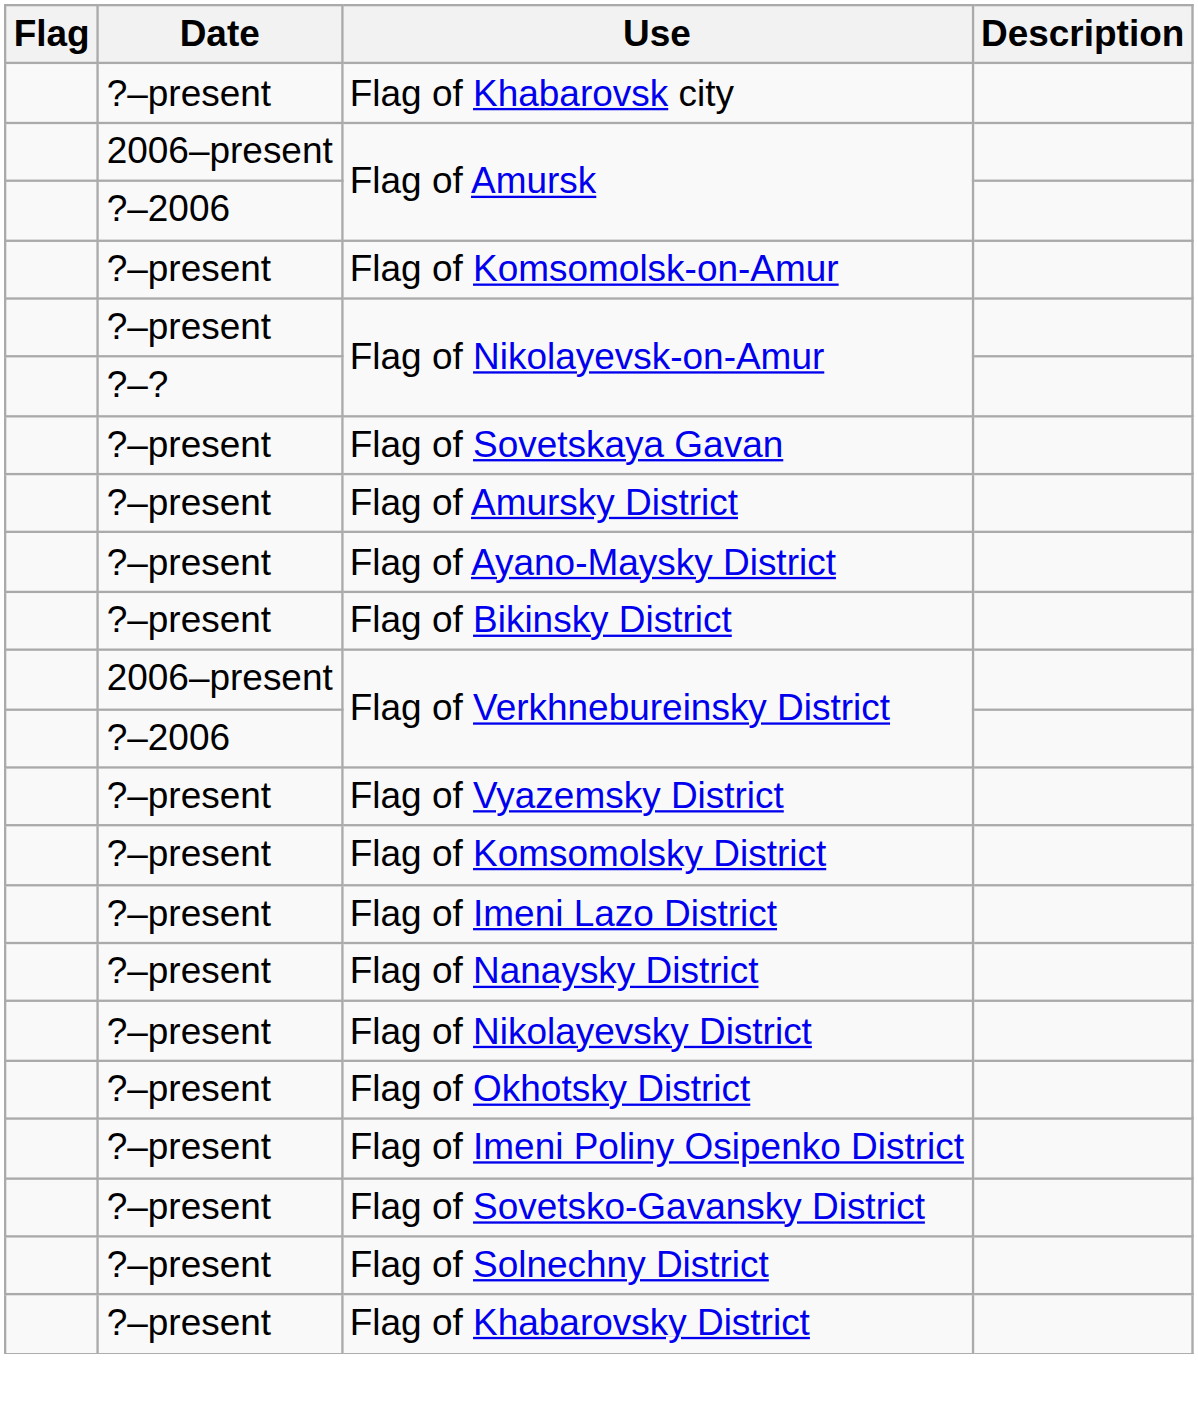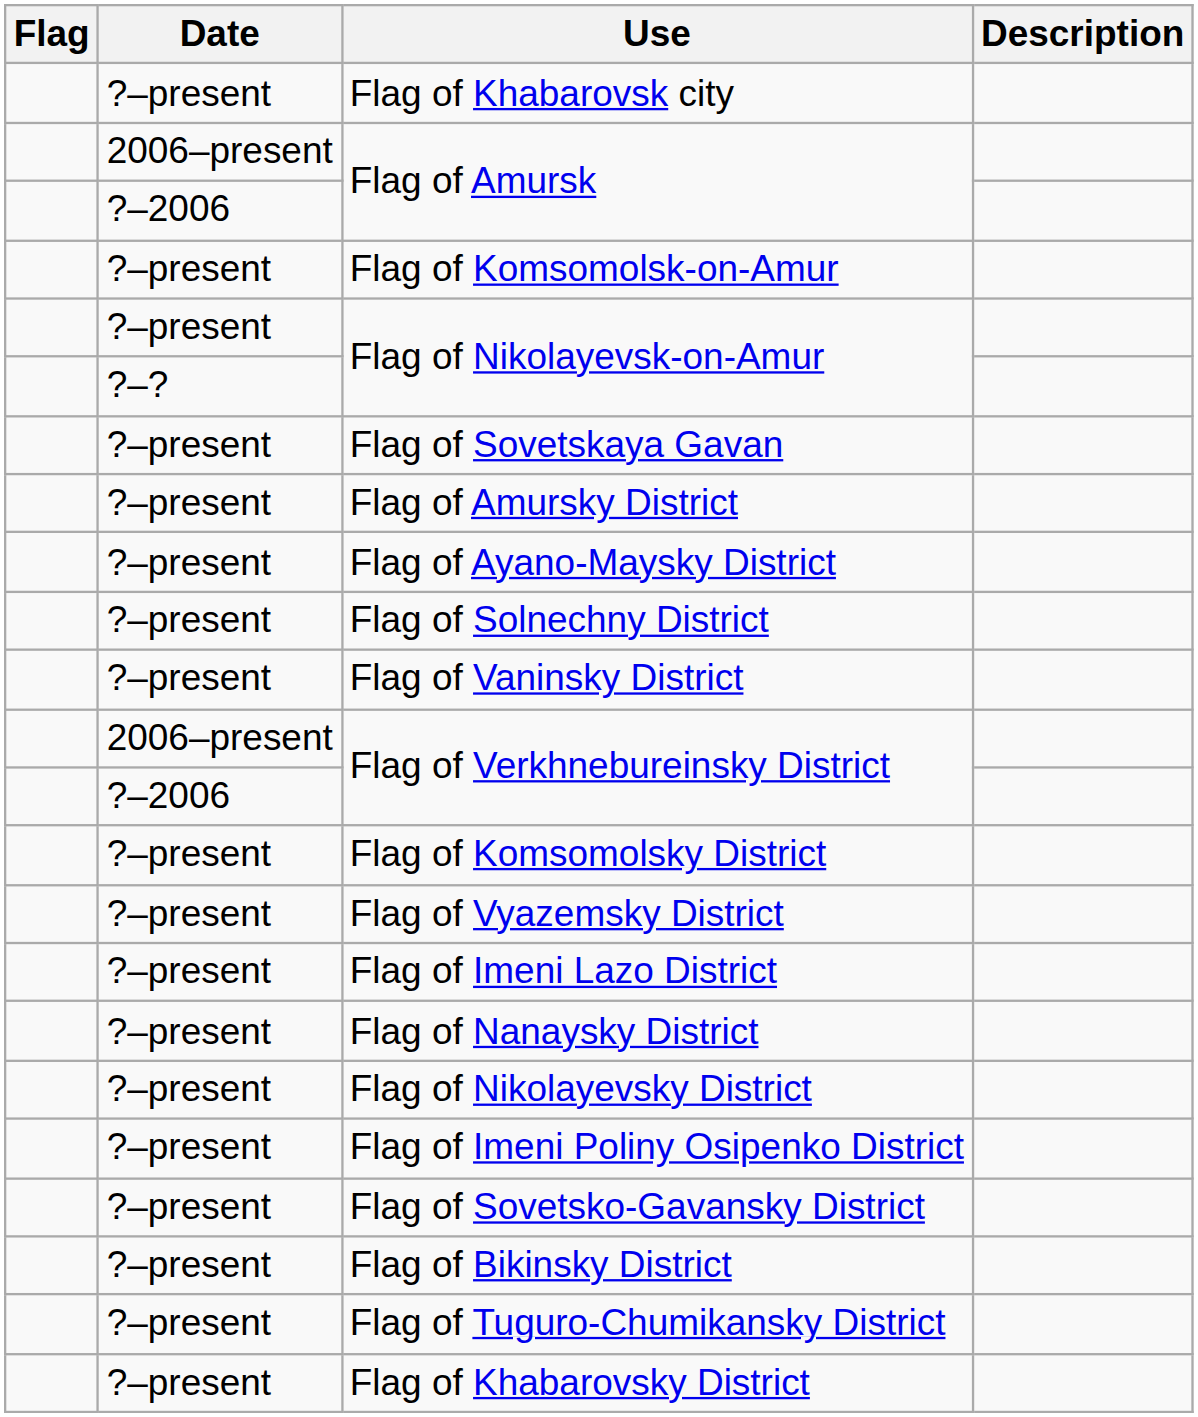rows swapped: (189, 619) <-> (189, 1264)
+ row: (189, 678)
rows swapped: (189, 795) <-> (189, 854)
- row: (189, 1088)
+ row: (189, 1323)
